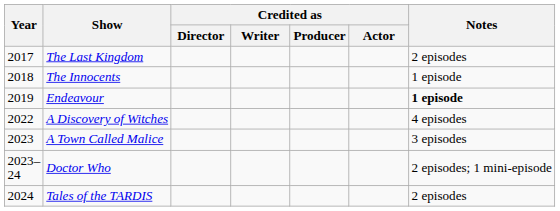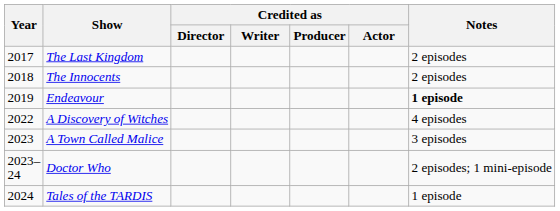(436, 77) 1 episode -> (439, 77) 2 episodes
(439, 196) 2 episodes -> (436, 196) 1 episode
